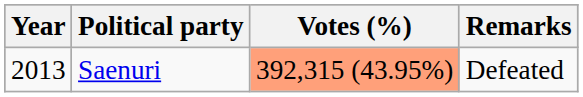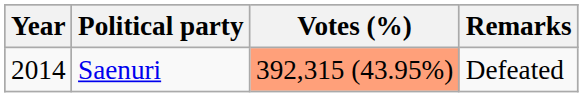(38, 69) 2013 -> (38, 69) 2014
